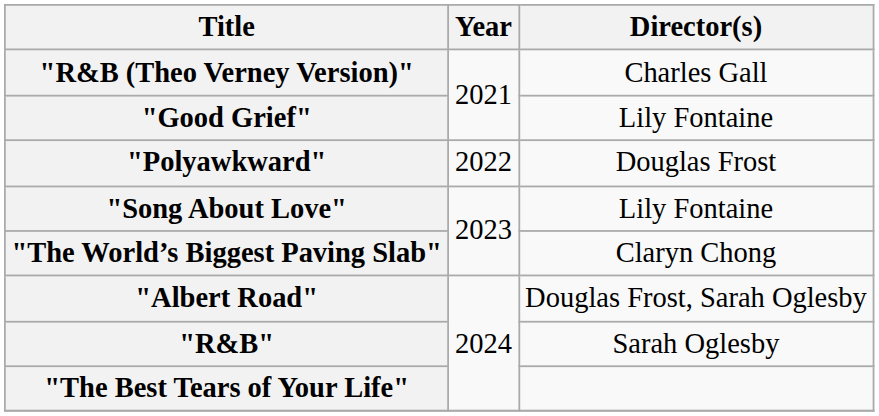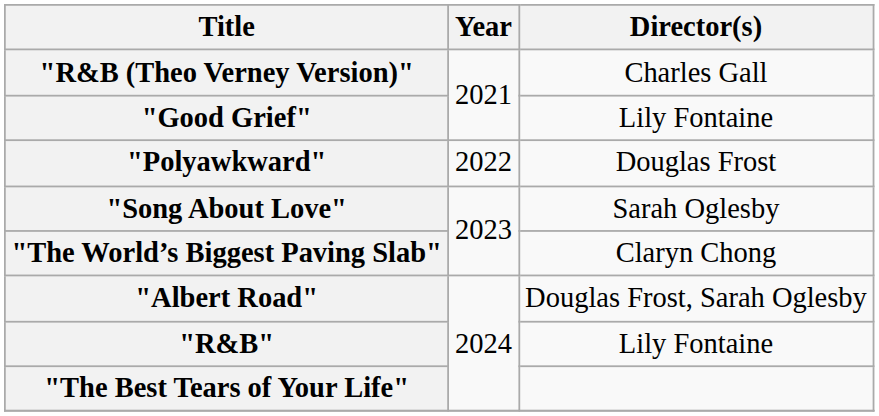(696, 207) Lily Fontaine -> (696, 207) Sarah Oglesby
(696, 343) Sarah Oglesby -> (696, 343) Lily Fontaine
